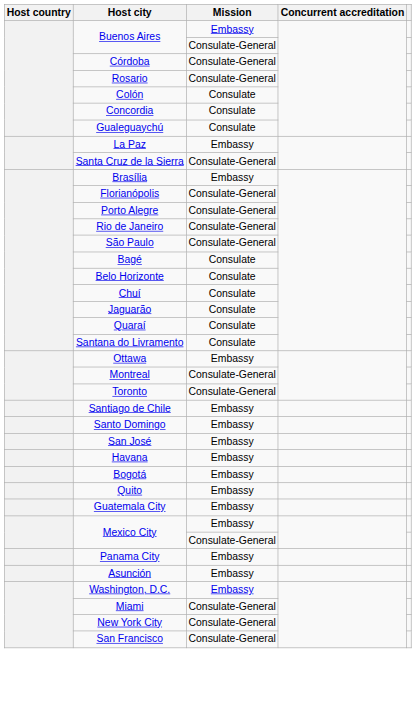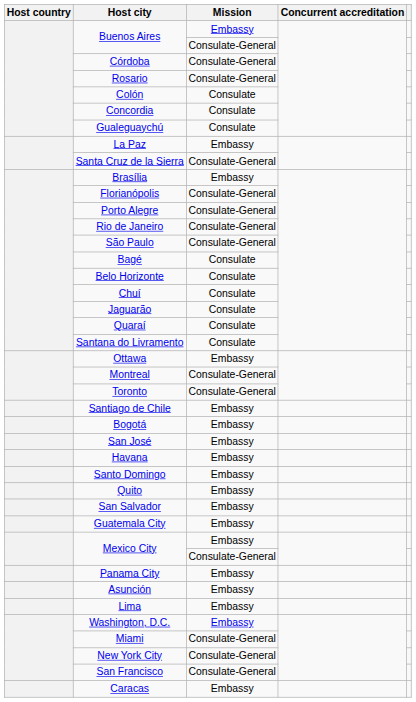rows swapped: (130, 474) <-> (130, 425)
+ row: (130, 507)
+ row: (130, 606)
+ row: (130, 688)
